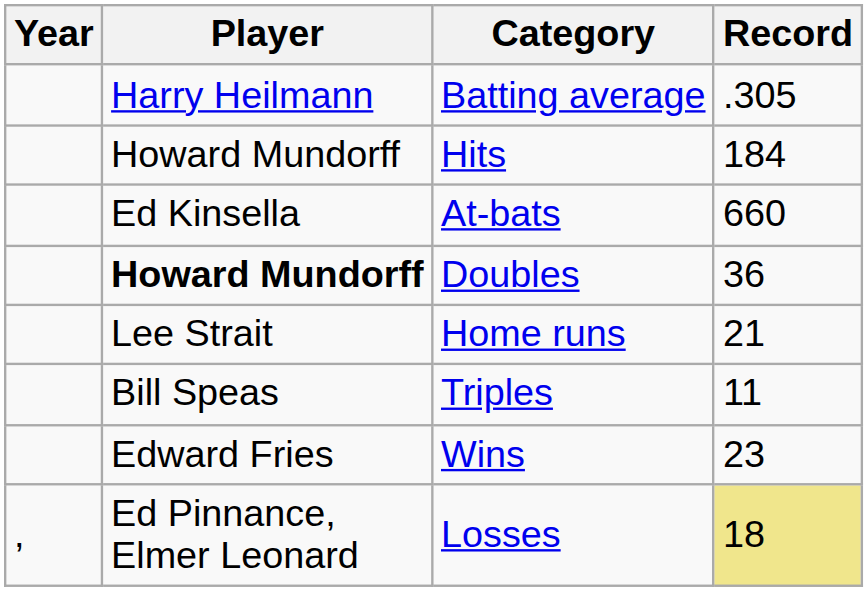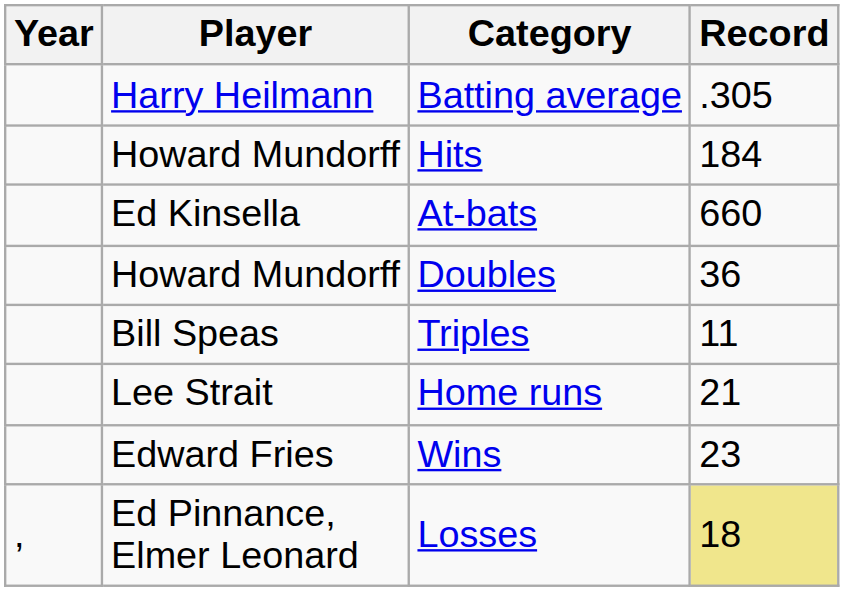(267, 273) bold -> (256, 273) normal
rows swapped: (497, 393) <-> (533, 333)
